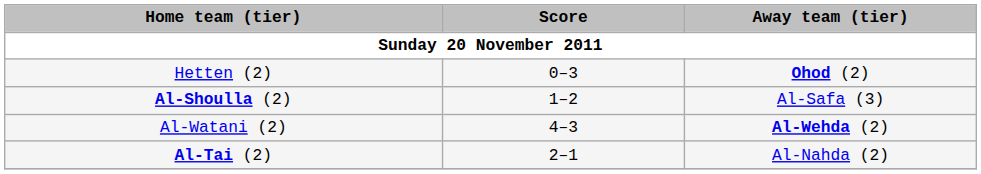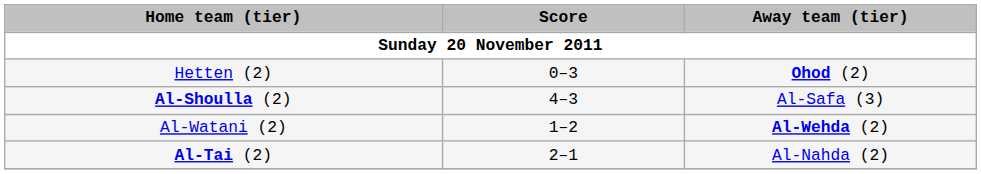(563, 100) 1–2 -> (563, 100) 4–3
(563, 127) 4–3 -> (563, 127) 1–2
